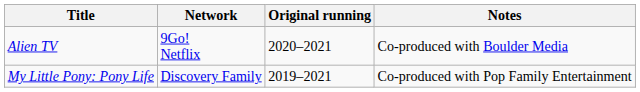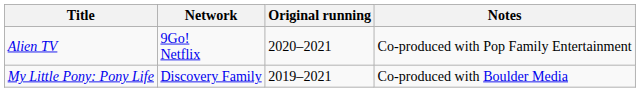(473, 45) Co-produced with Boulder Media -> (505, 45) Co-produced with Pop Family Entertainment
(505, 76) Co-produced with Pop Family Entertainment -> (473, 76) Co-produced with Boulder Media
